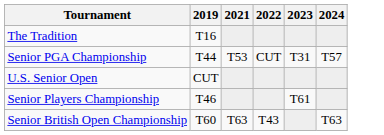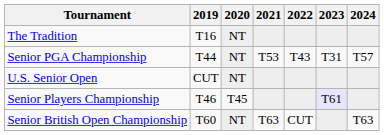+ column: (237, 15)
(269, 57) CUT -> (300, 57) T43
(300, 99) no background -> (332, 99) lavender background
(269, 120) T43 -> (300, 120) CUT
